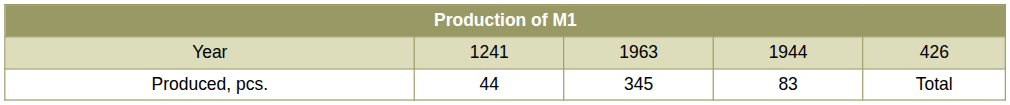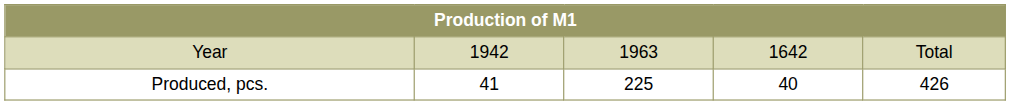(489, 51) 1241 -> (489, 51) 1942
(788, 51) 1944 -> (788, 51) 1642
(934, 51) 426 -> (934, 51) Total
(489, 83) 44 -> (489, 83) 41
(639, 83) 345 -> (639, 83) 225
(788, 83) 83 -> (788, 83) 40
(934, 83) Total -> (934, 83) 426
